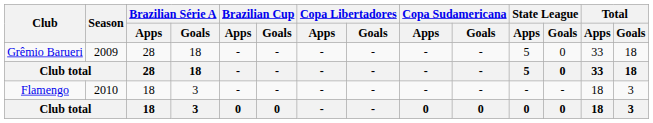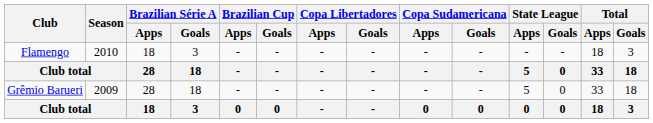rows swapped: (45, 52) <-> (45, 90)
